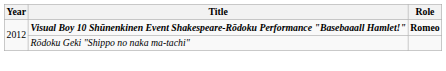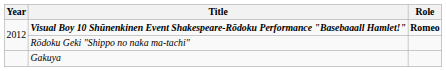+ row: (46, 58)
